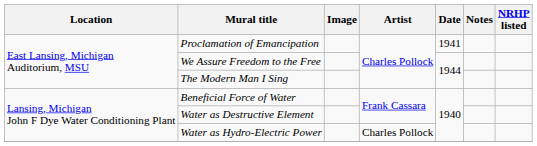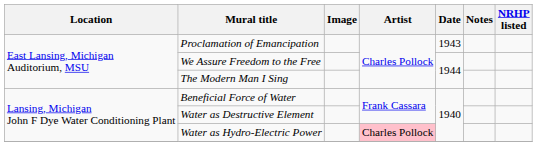(450, 43) 1941 -> (450, 43) 1943
(398, 132) no background -> (398, 132) pink background
